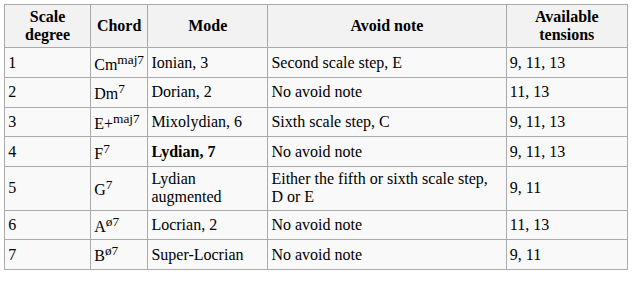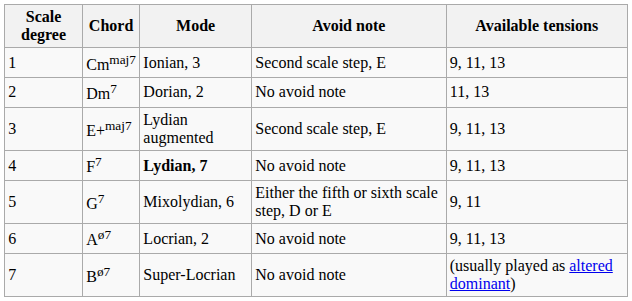(197, 122) Mixolydian, 6 -> (178, 128) Lydian augmented
(331, 122) Sixth scale step, C -> (321, 128) Second scale step, E
(186, 188) Lydian augmented -> (189, 202) Mixolydian, 6
(529, 224) 11, 13 -> (477, 238) 9, 11, 13
(525, 254) 9, 11 -> (531, 275) (usually played as altered dominant)
